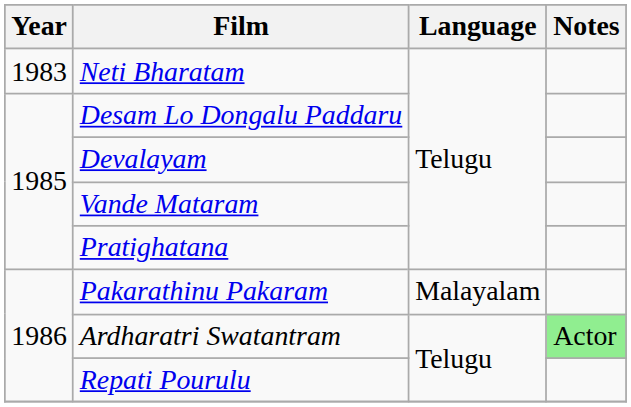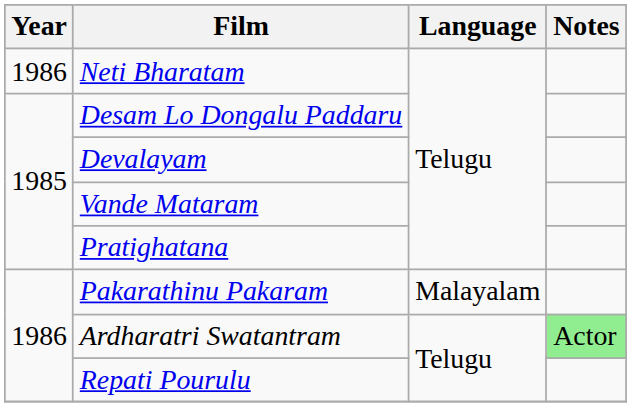(39, 70) 1983 -> (39, 70) 1986
